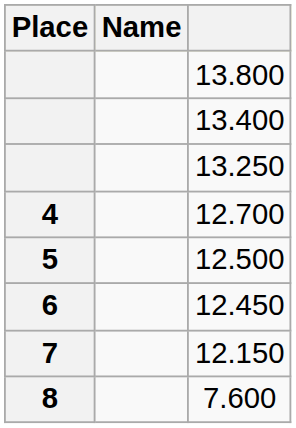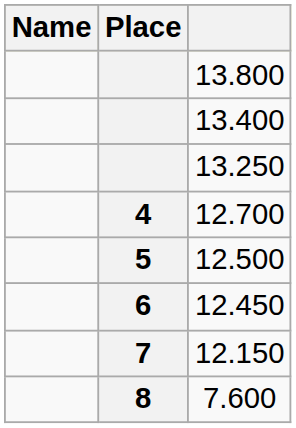columns swapped: (50, 27) <-> (142, 27)
